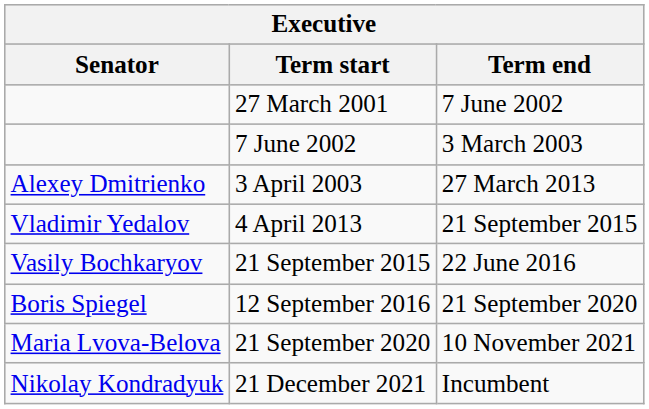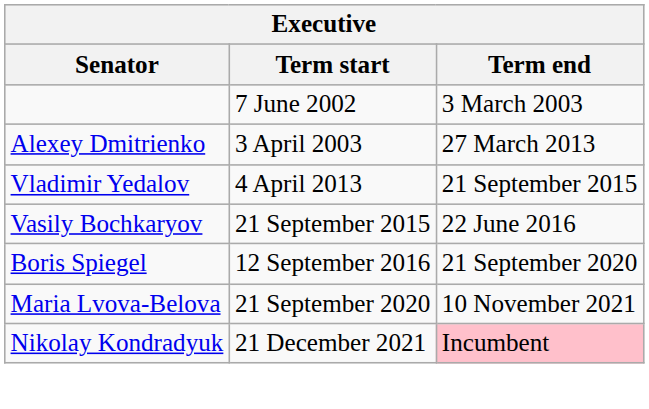- row: (312, 104)
(496, 382) no background -> (496, 343) pink background
